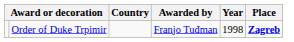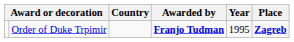(186, 29) normal -> (189, 29) bold
(233, 29) 1998 -> (239, 29) 1995
